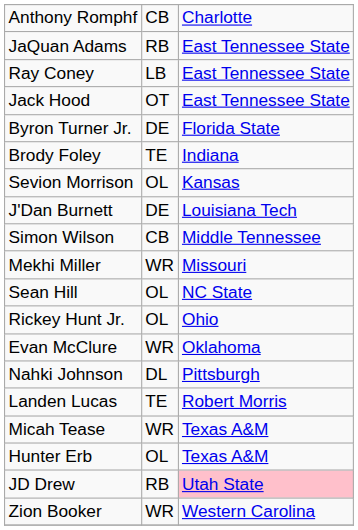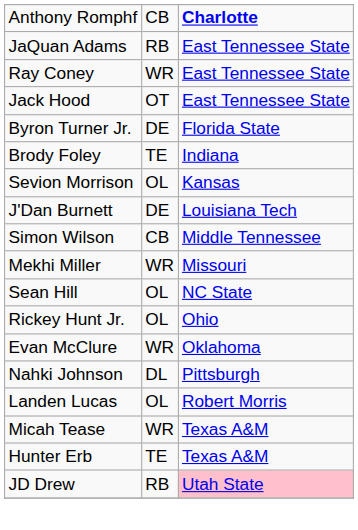(217, 18) normal -> (220, 18) bold
(156, 73) LB -> (160, 73) WR
(156, 401) TE -> (157, 401) OL
(157, 456) OL -> (156, 456) TE
- row: (55, 511)
